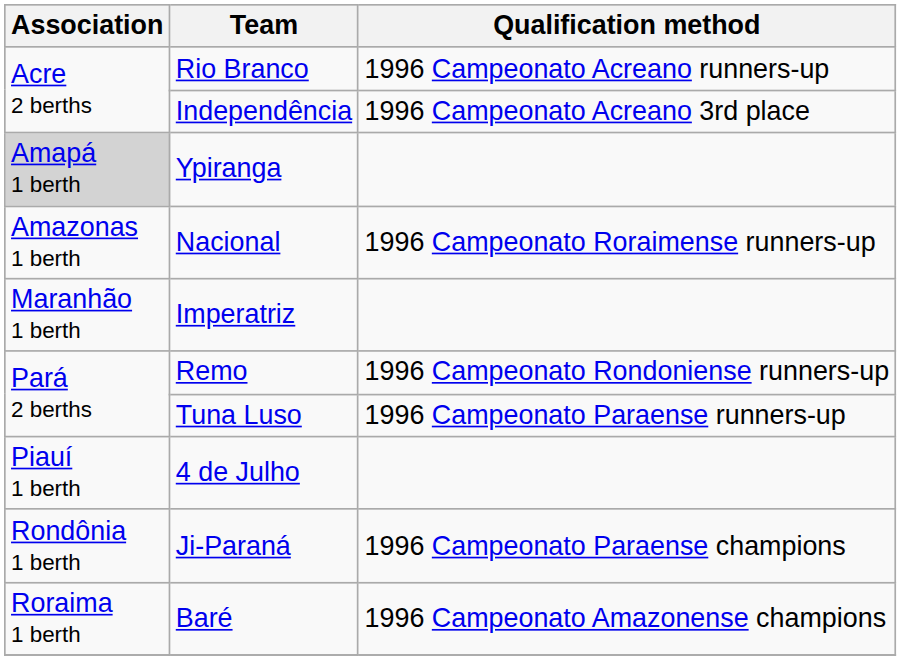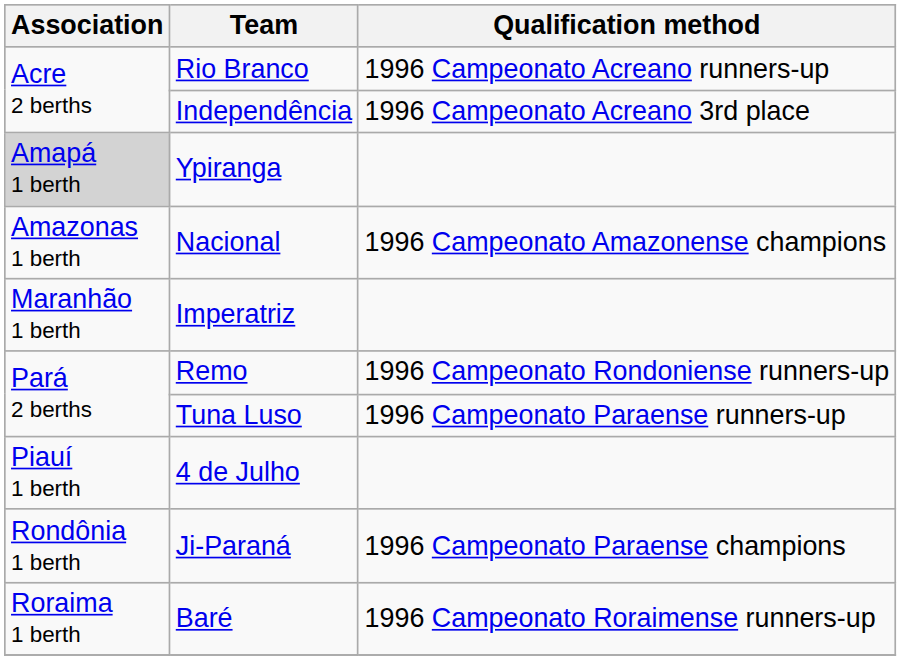(620, 241) 1996 Campeonato Roraimense runners-up -> (625, 241) 1996 Campeonato Amazonense champions
(625, 618) 1996 Campeonato Amazonense champions -> (620, 618) 1996 Campeonato Roraimense runners-up
